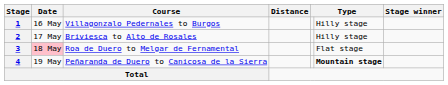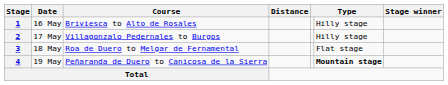(143, 23) Villagonzalo Pedernales to Burgos -> (131, 23) Briviesca to Alto de Rosales
(131, 36) Briviesca to Alto de Rosales -> (143, 36) Villagonzalo Pedernales to Burgos
(47, 49) pink background -> (47, 49) no background
